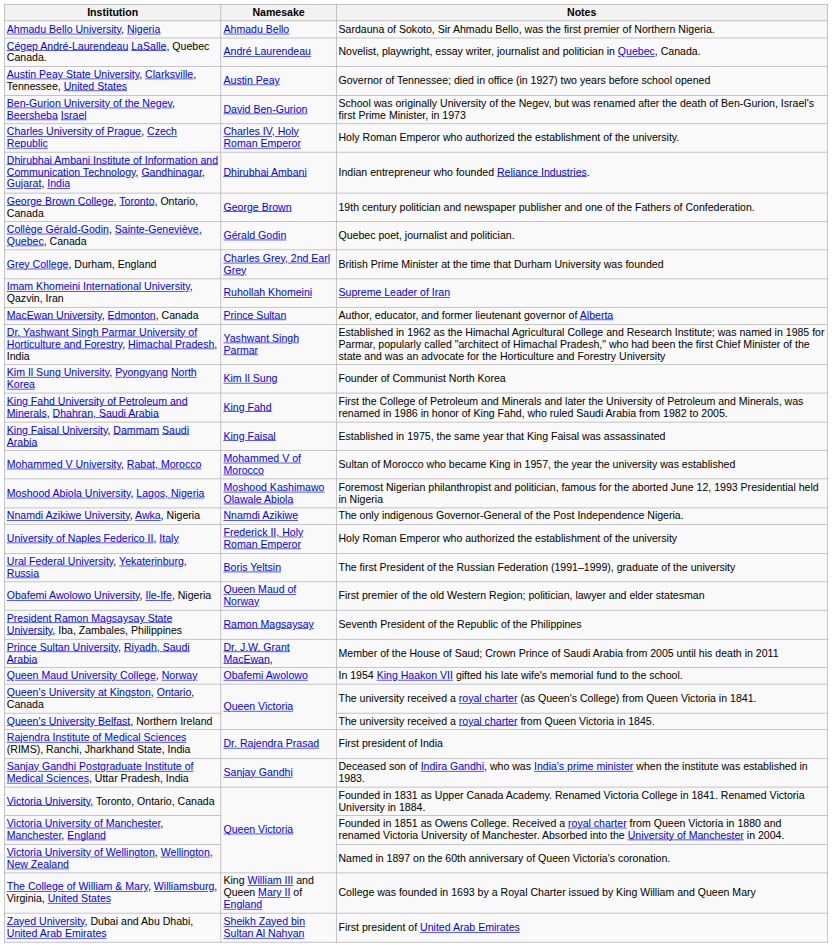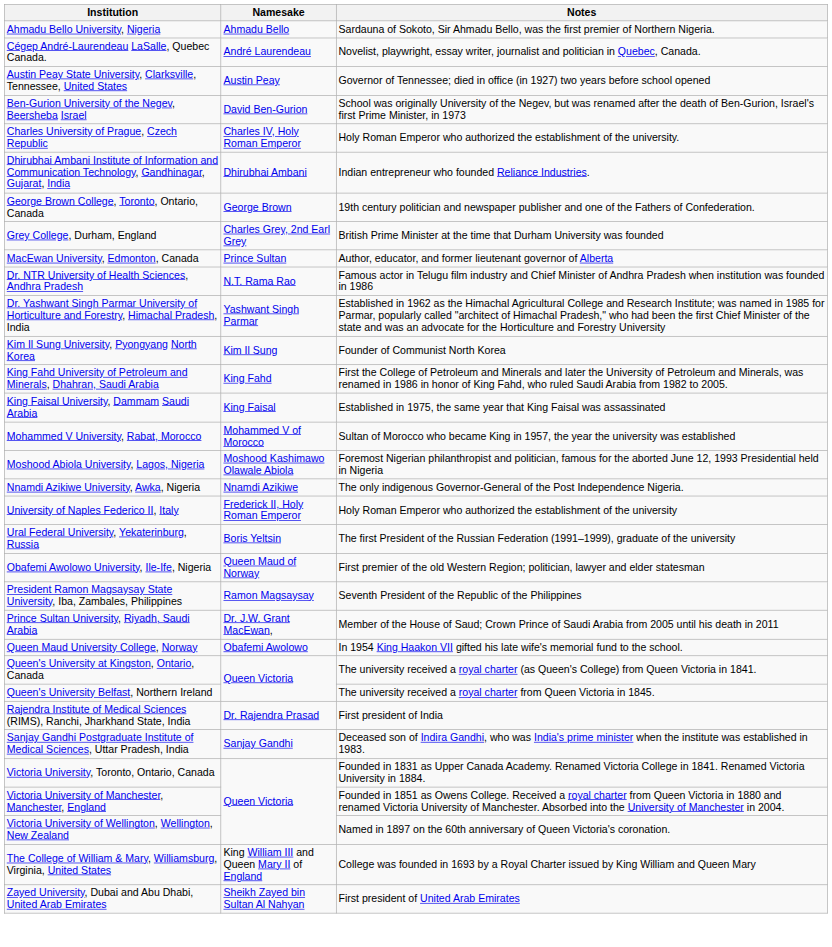- row: (104, 235)
- row: (100, 293)
+ row: (97, 281)
